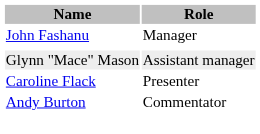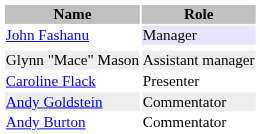(170, 35) no background -> (170, 35) lavender background
+ row: (54, 101)
